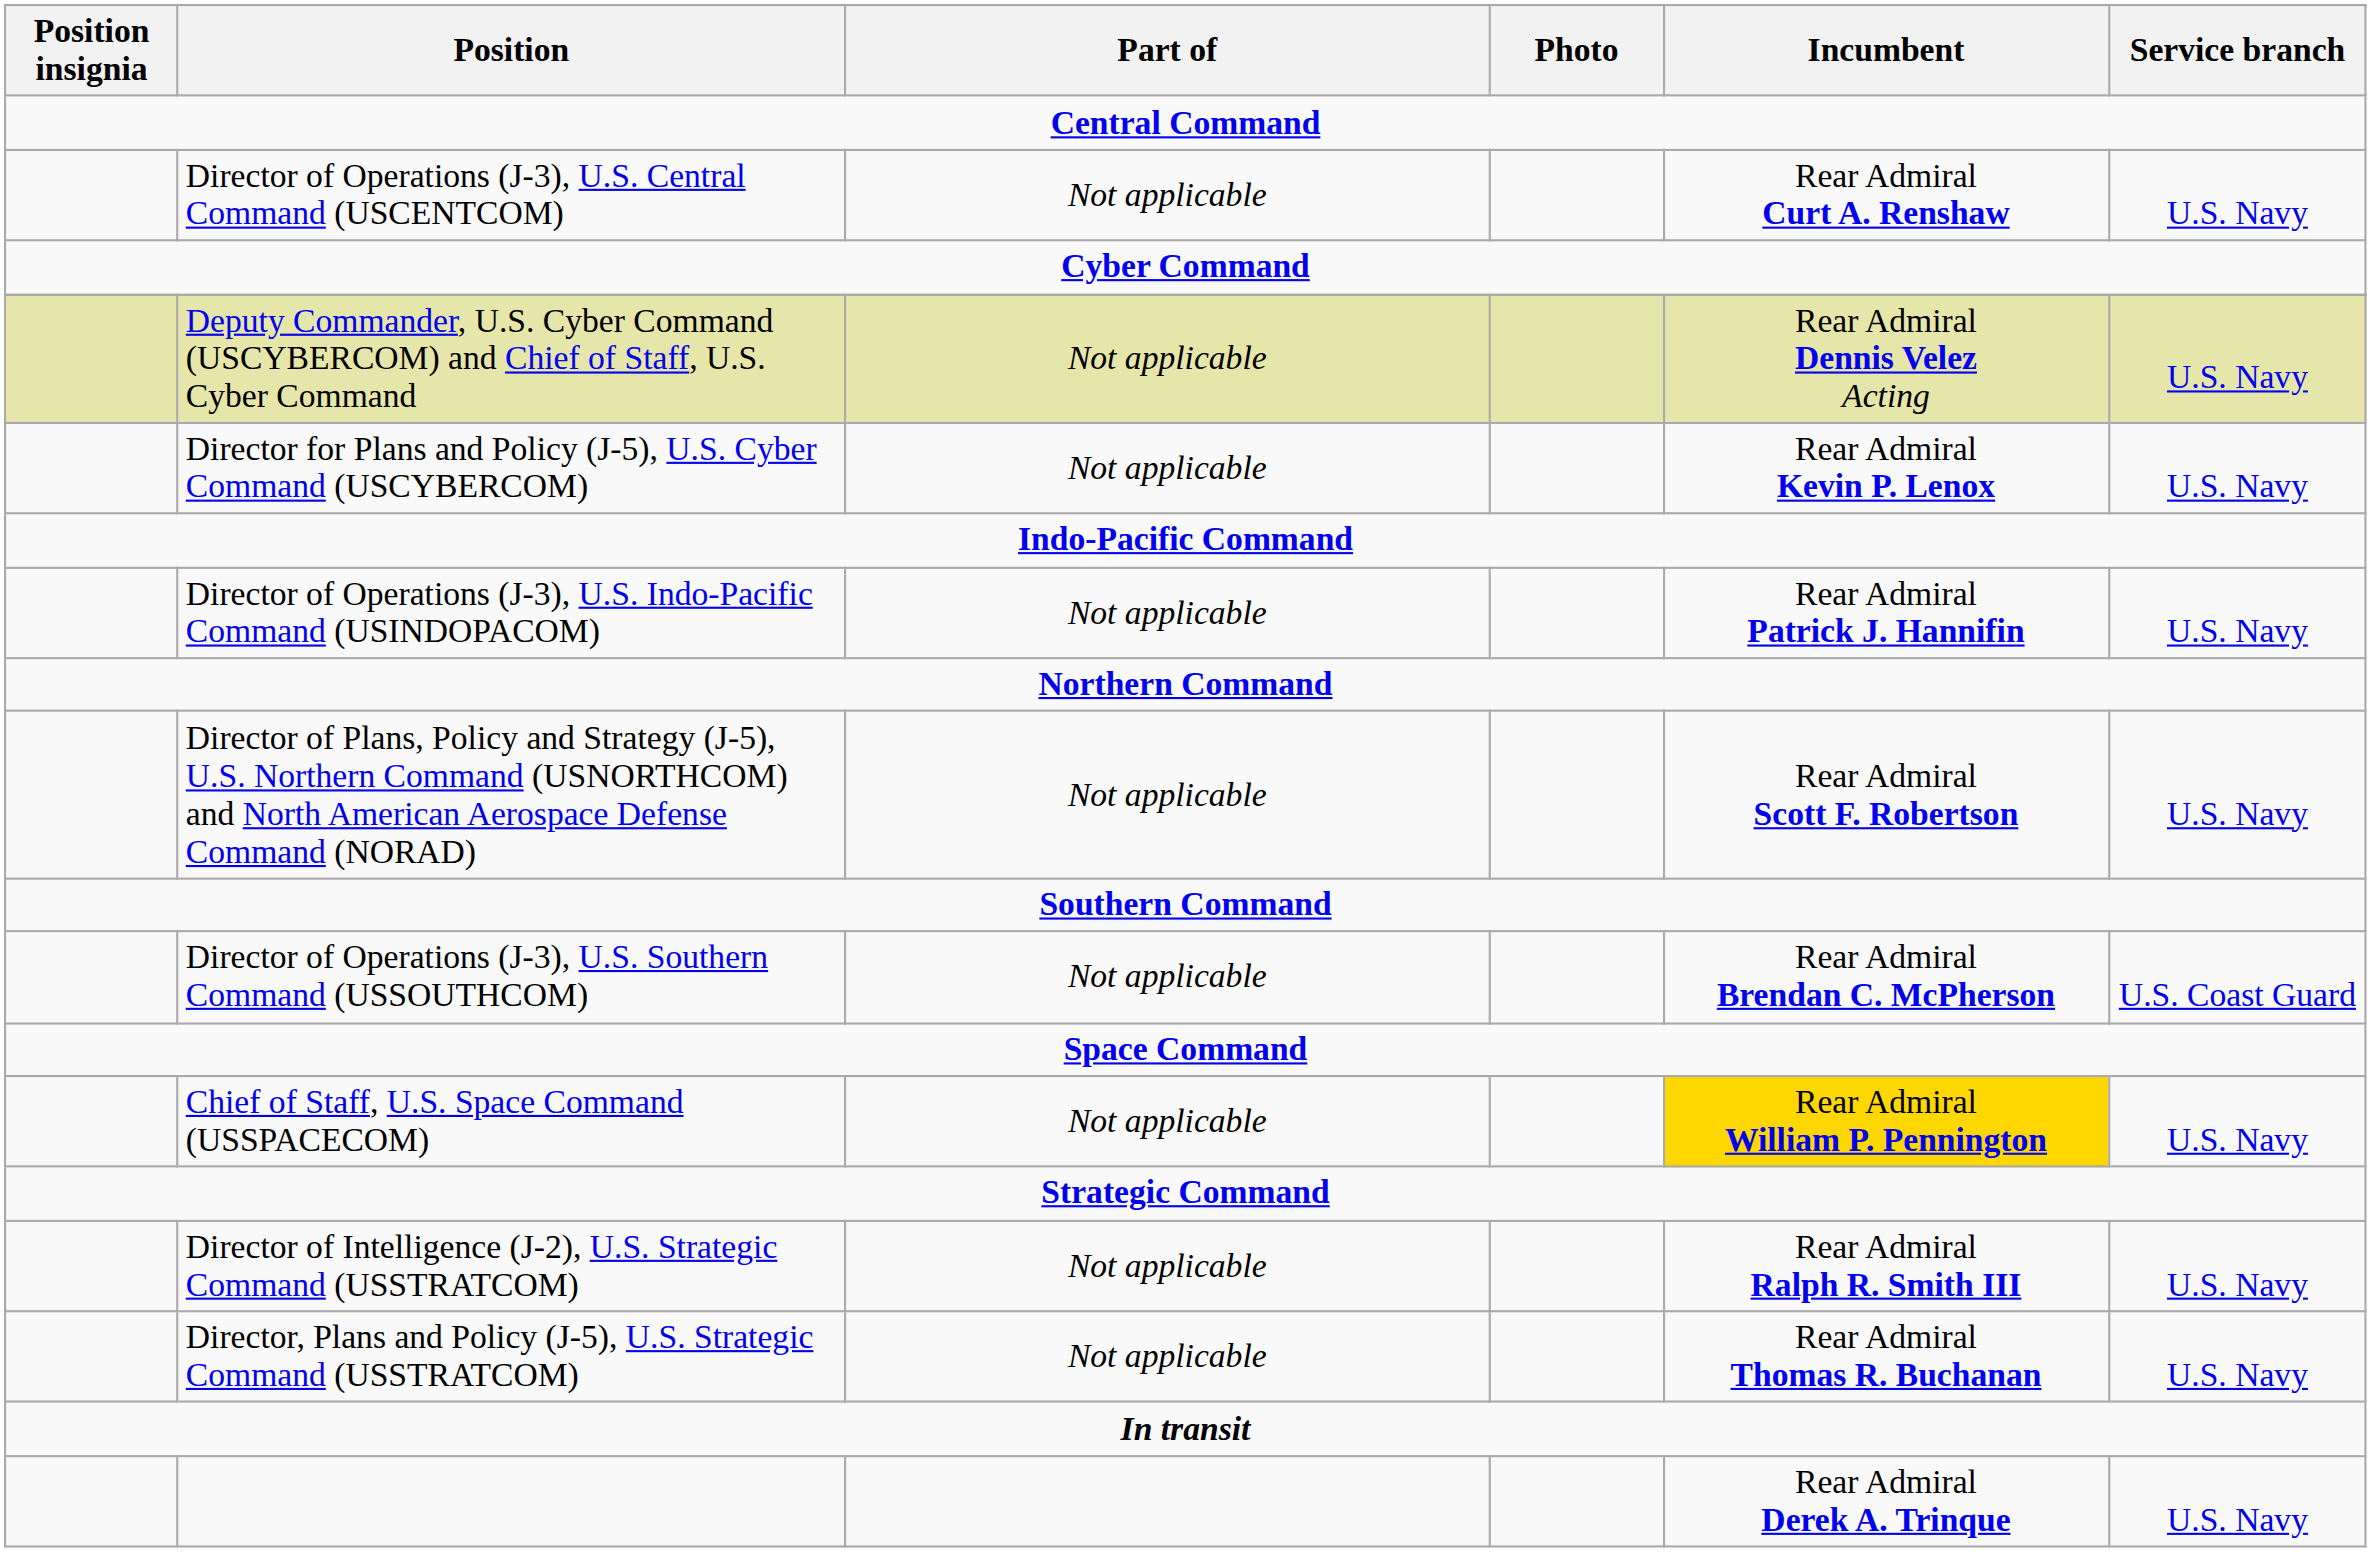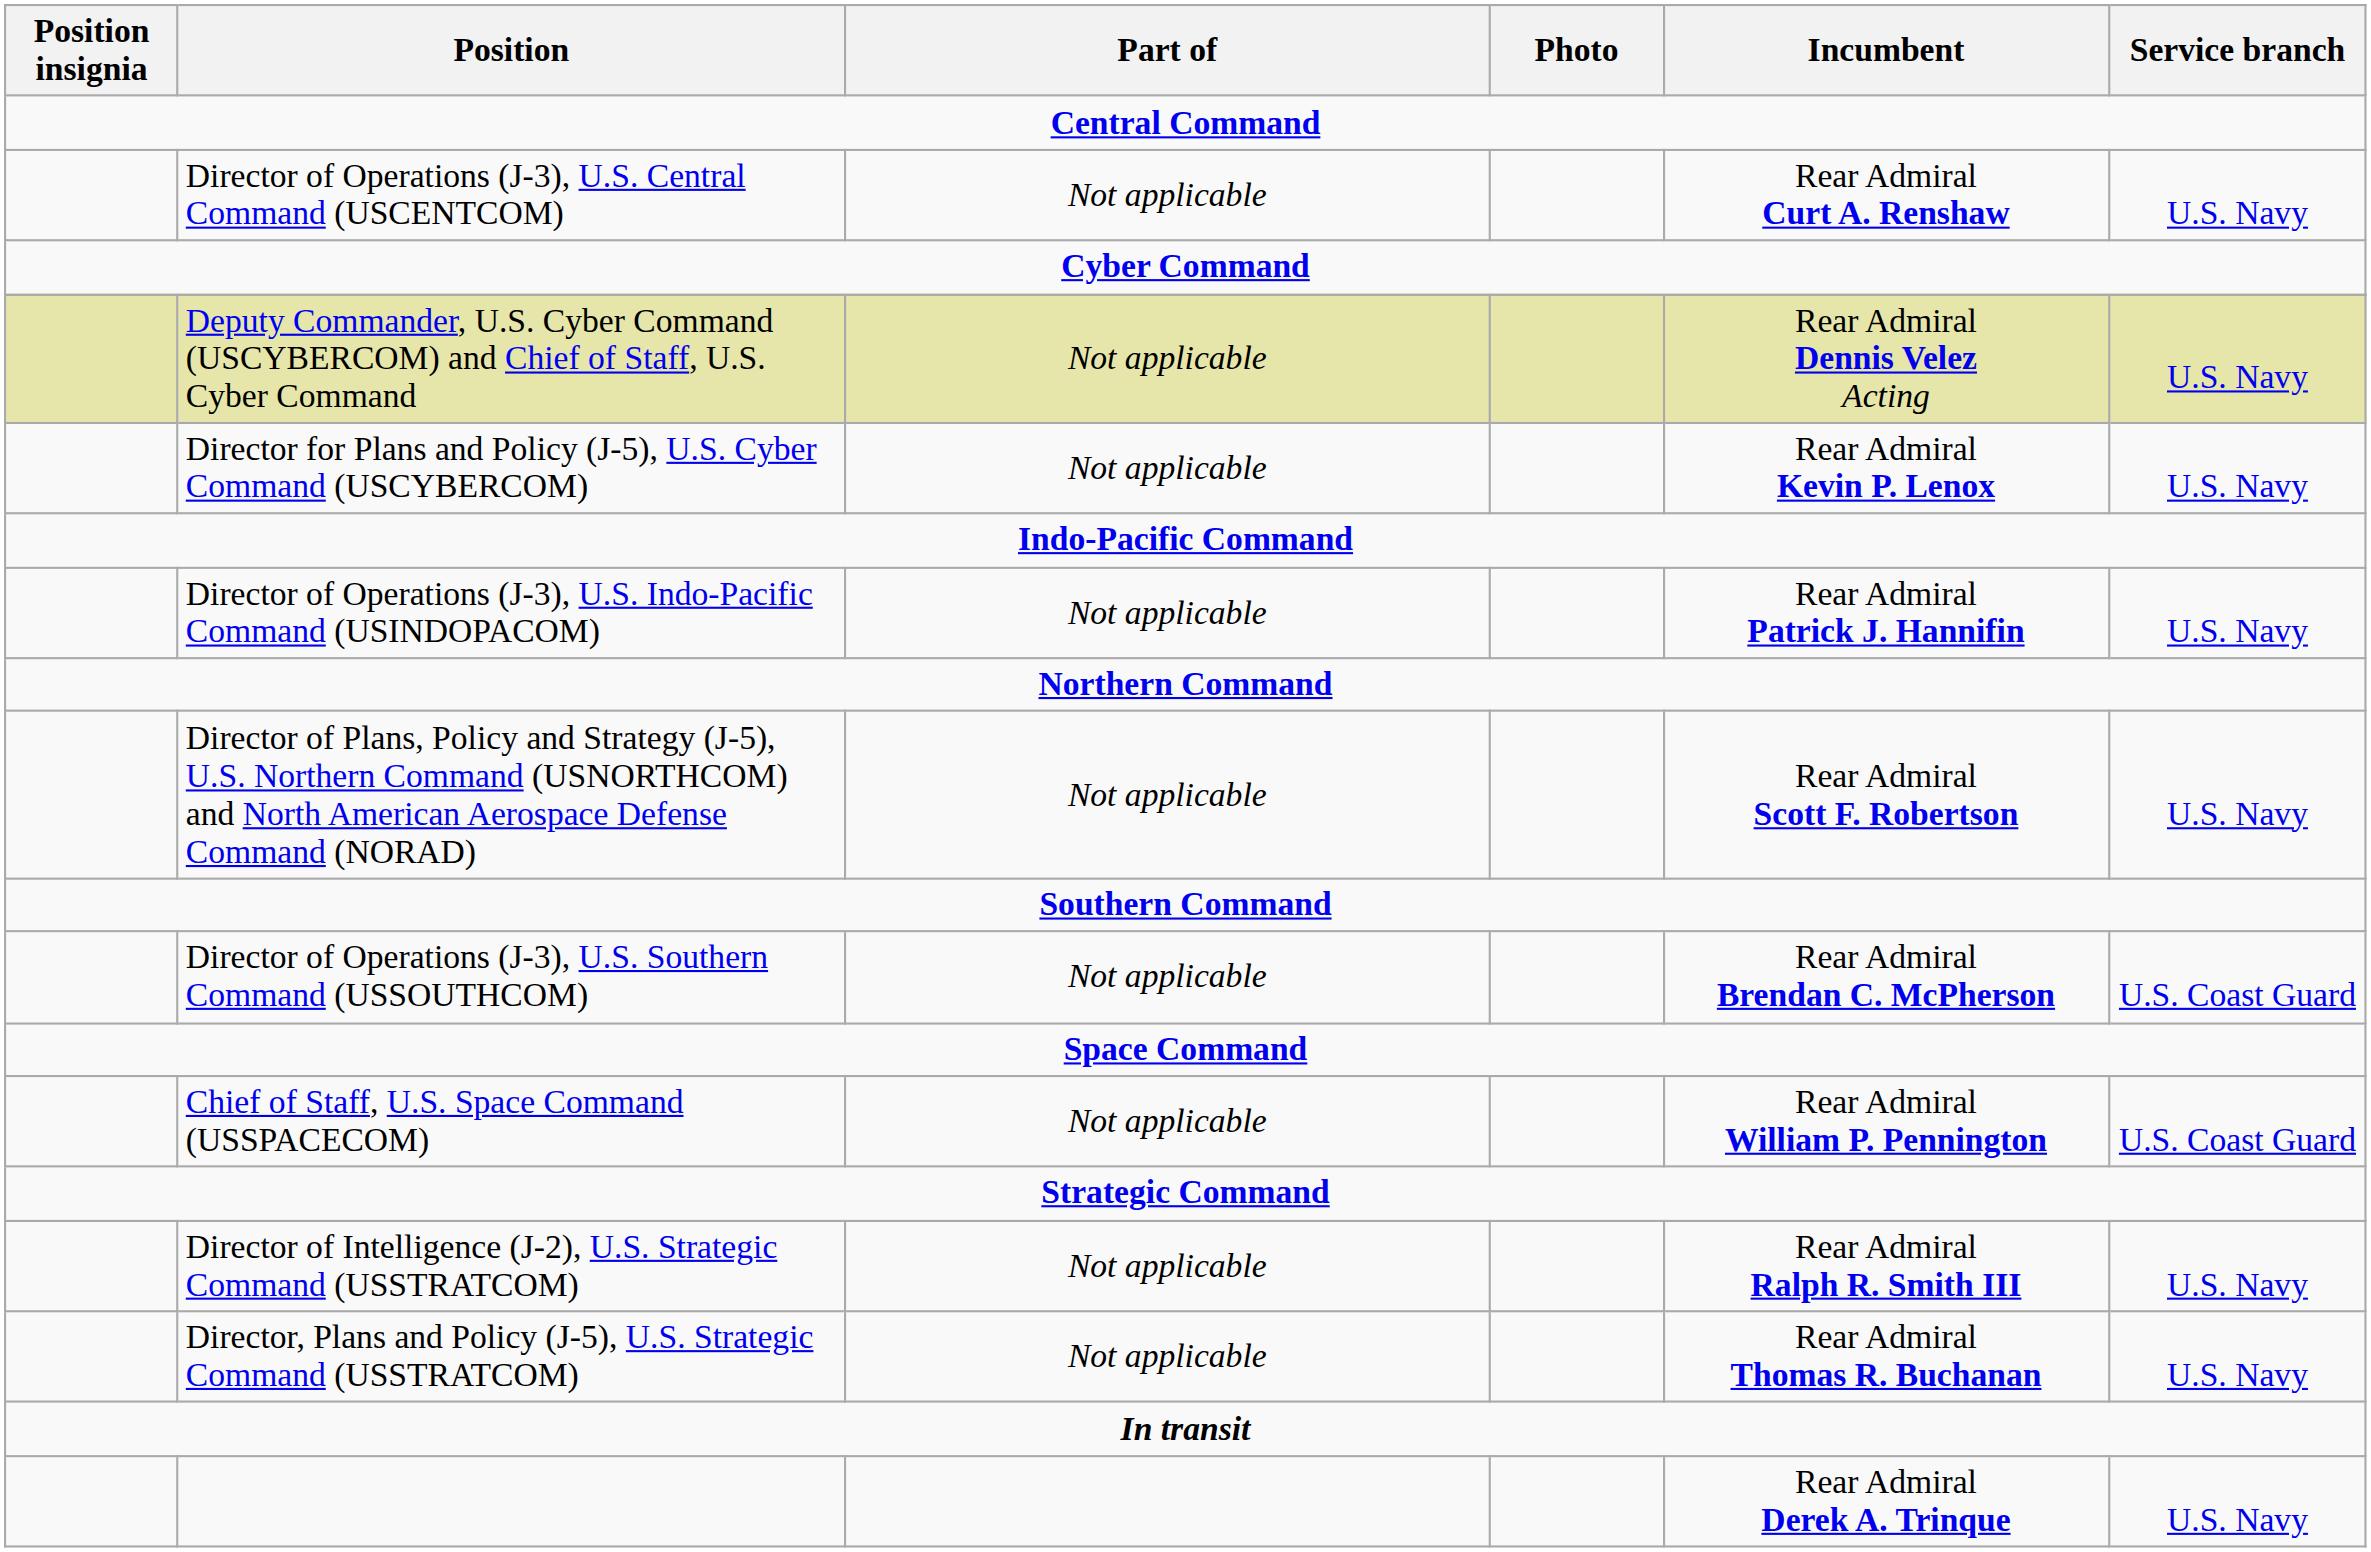(1886, 1120) gold background -> (1886, 1120) no background
(2237, 1139) U.S. Navy -> (2237, 1139) U.S. Coast Guard
